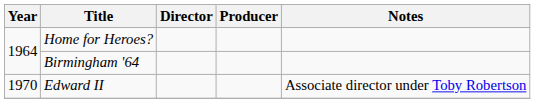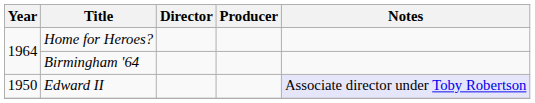(23, 86) 1970 -> (23, 86) 1950
(406, 86) no background -> (406, 86) lavender background
